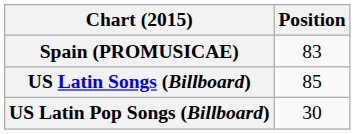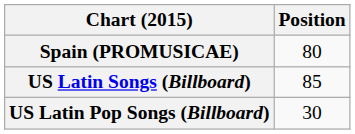(312, 50) 83 -> (312, 50) 80
